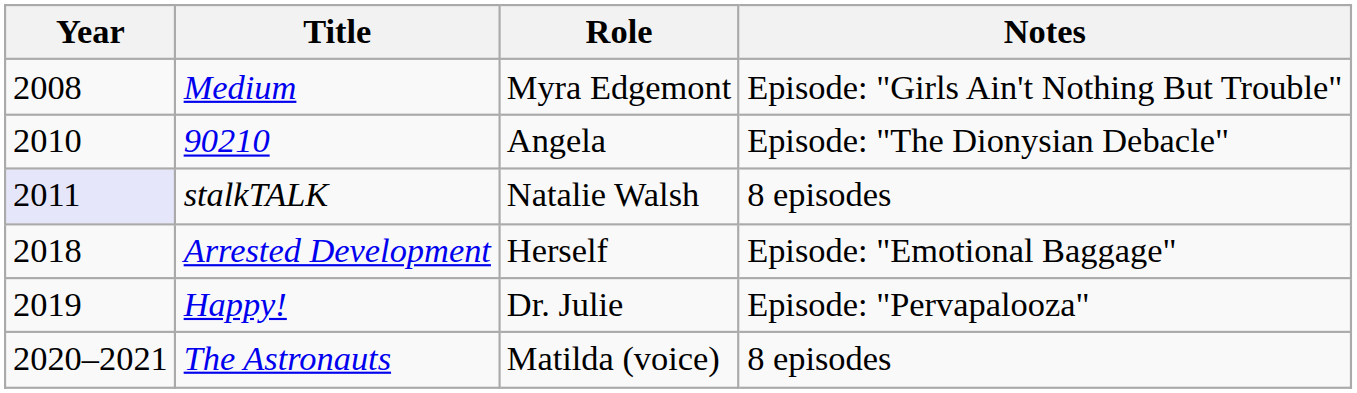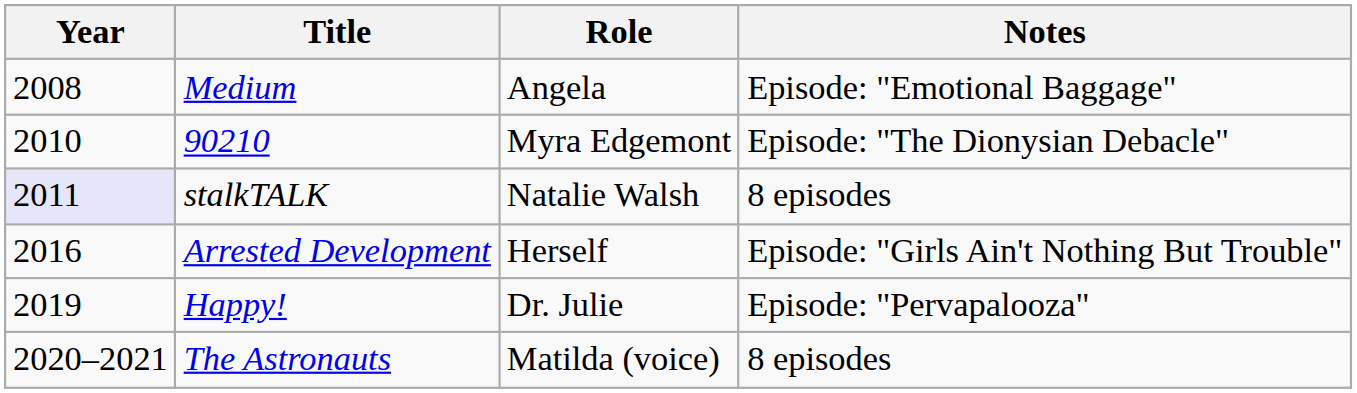(619, 86) Myra Edgemont -> (556, 86) Angela
(1045, 86) Episode: "Girls Ain't Nothing But Trouble" -> (962, 86) Episode: "Emotional Baggage"
(556, 140) Angela -> (619, 140) Myra Edgemont
(47, 250) 2018 -> (47, 250) 2016
(962, 250) Episode: "Emotional Baggage" -> (1045, 250) Episode: "Girls Ain't Nothing But Trouble"
